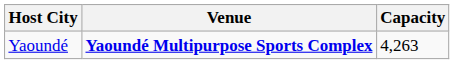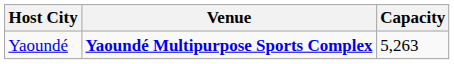(399, 44) 4,263 -> (399, 44) 5,263
